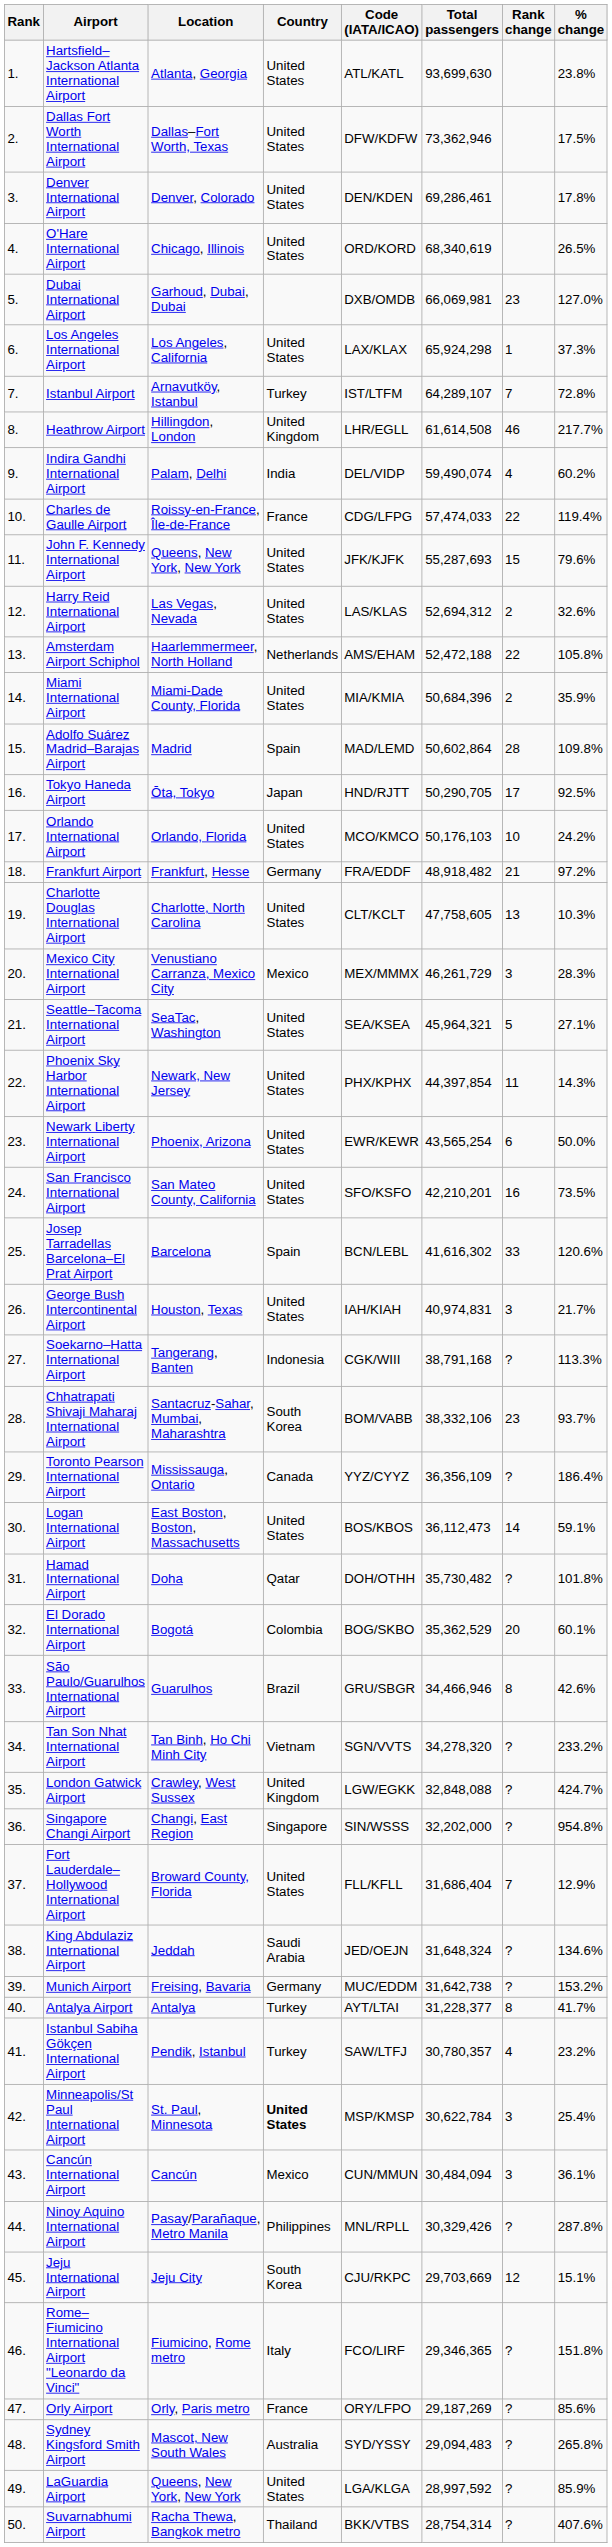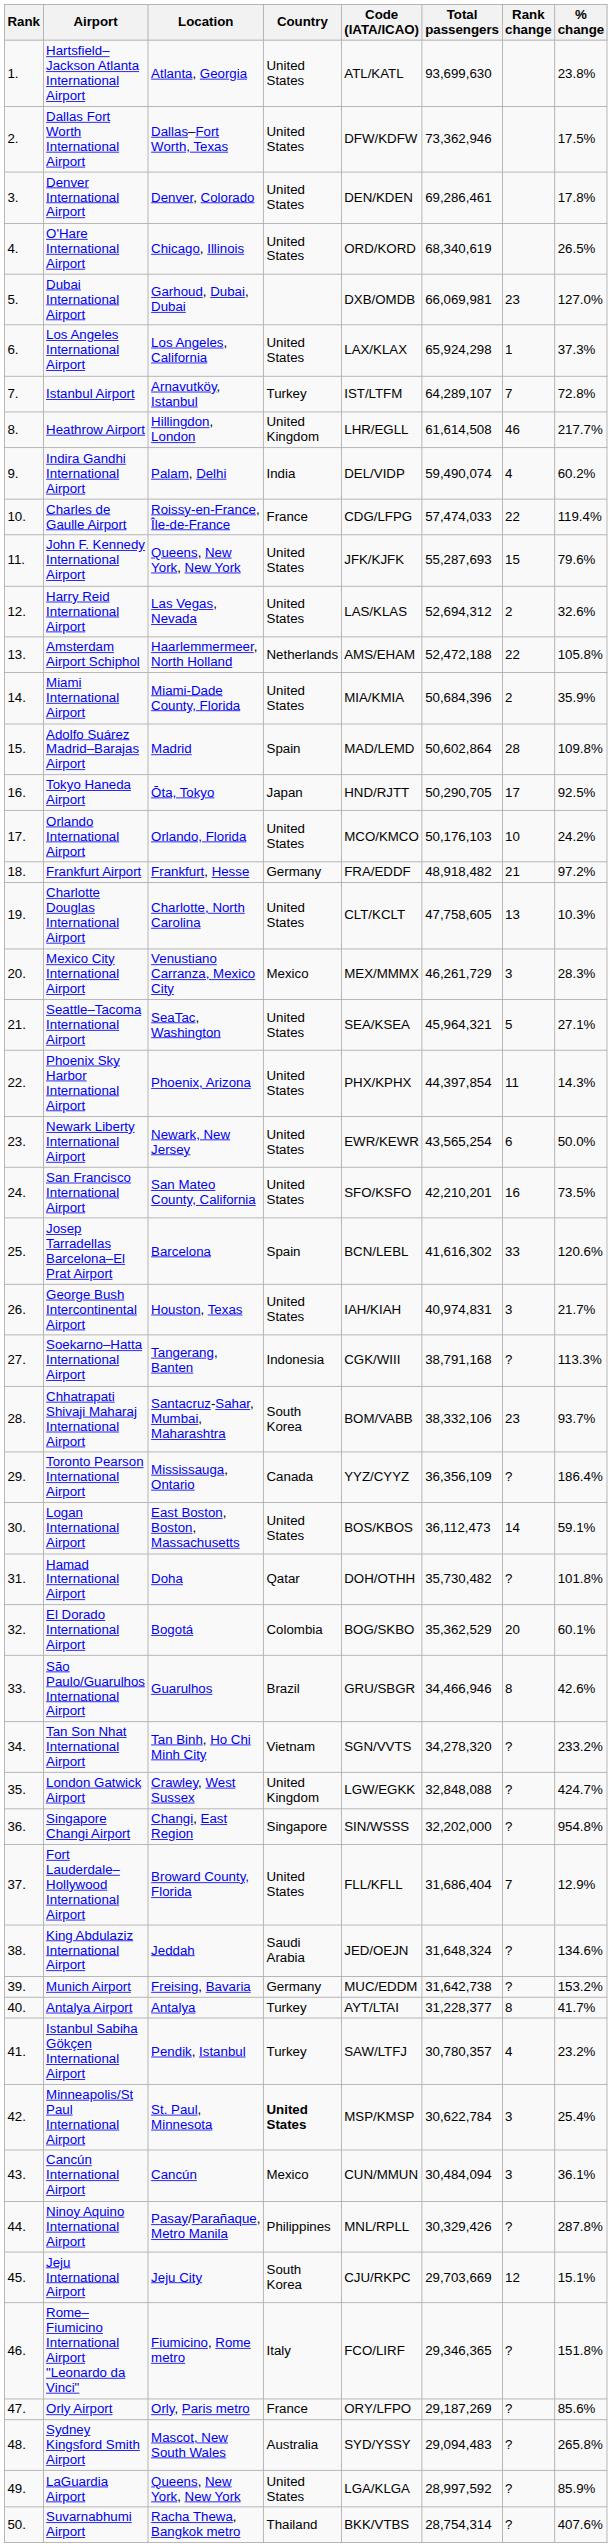(191, 1083) Newark, New Jersey -> (201, 1083) Phoenix, Arizona
(201, 1141) Phoenix, Arizona -> (191, 1141) Newark, New Jersey
